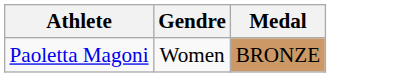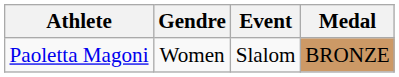+ column: (266, 21)
